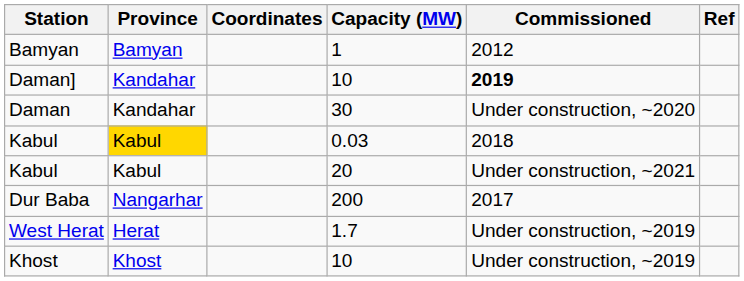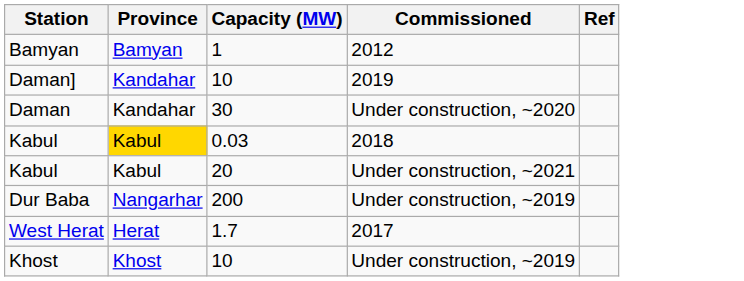- column: (267, 19)
(492, 79) bold -> (373, 79) normal
(492, 200) 2017 -> (463, 200) Under construction, ~2019
(583, 230) Under construction, ~2019 -> (373, 230) 2017
